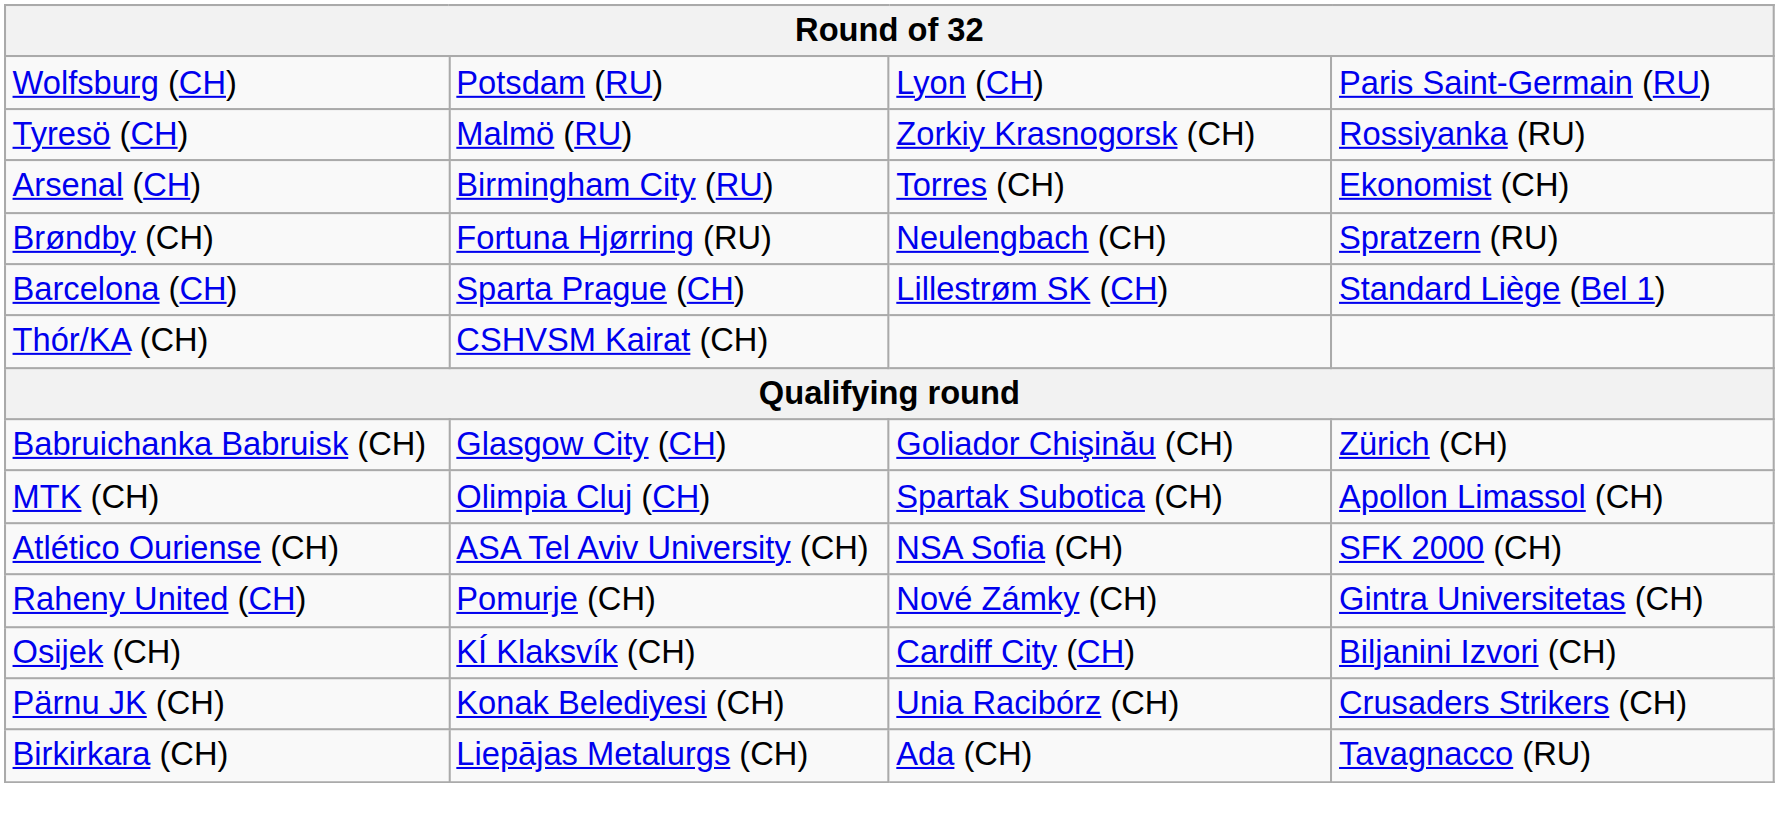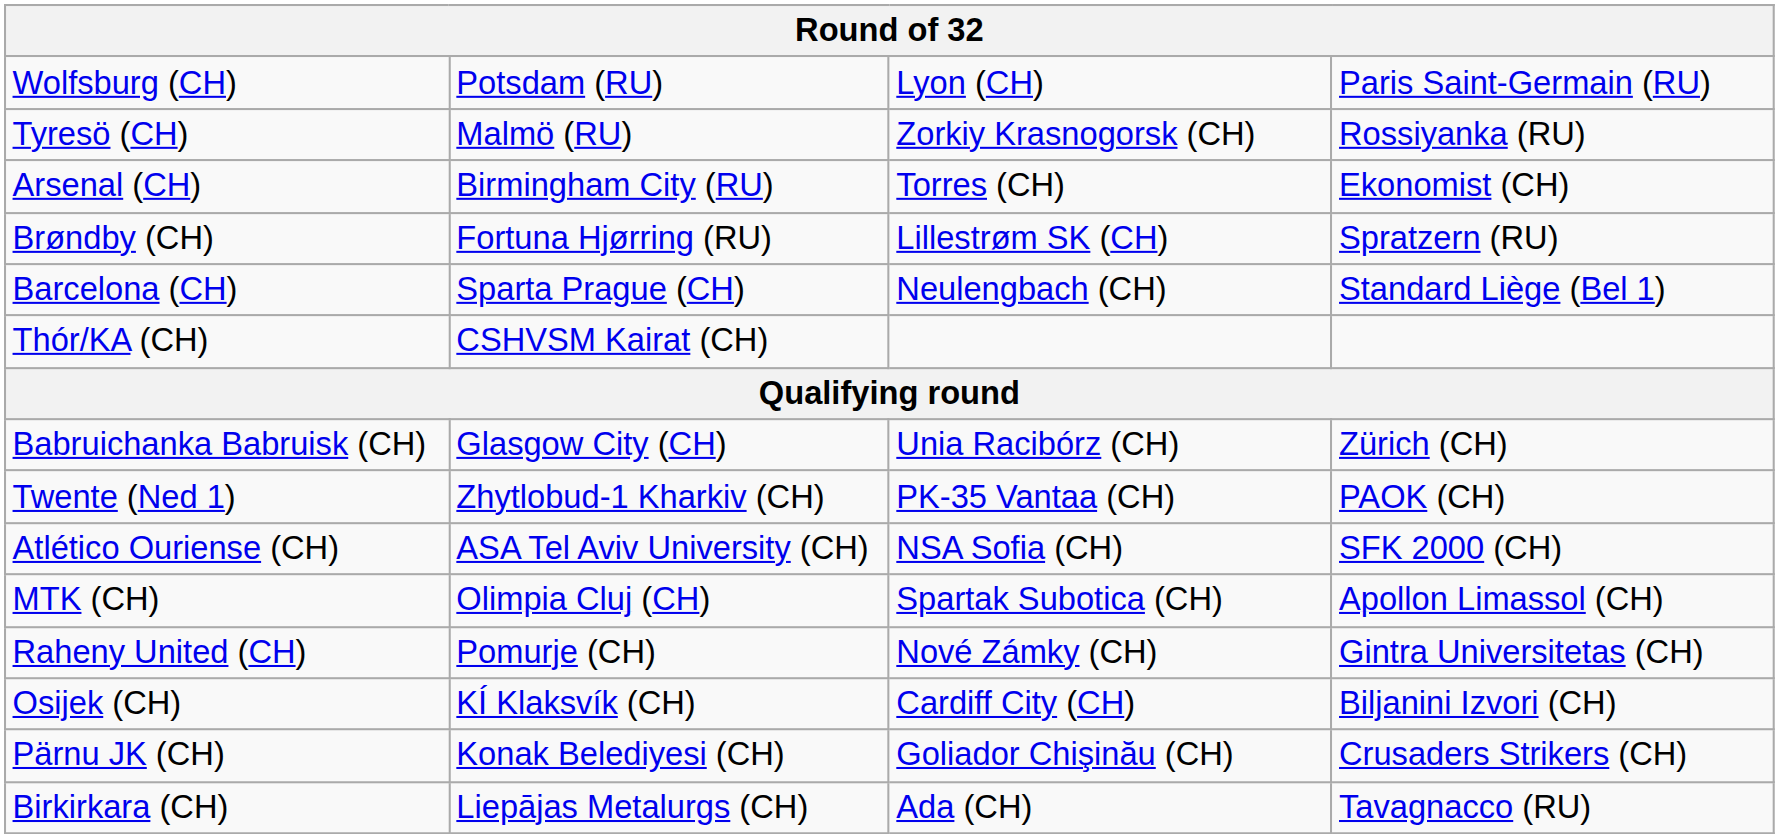(1031, 237) Neulengbach (CH) -> (1032, 237) Lillestrøm SK (CH)
(1032, 289) Lillestrøm SK (CH) -> (1031, 289) Neulengbach (CH)
(1065, 444) Goliador Chişinău (CH) -> (1038, 444) Unia Racibórz (CH)
+ row: (124, 496)
rows swapped: (86, 496) <-> (176, 548)
(1038, 703) Unia Racibórz (CH) -> (1065, 755) Goliador Chişinău (CH)
